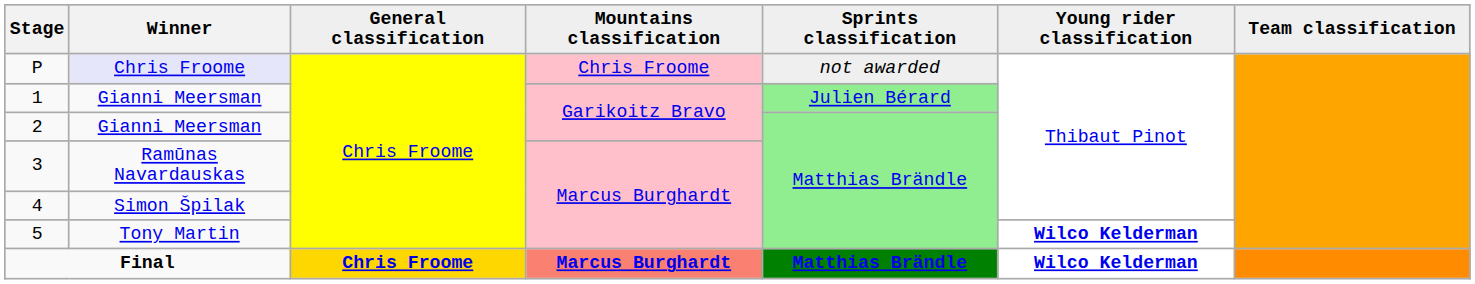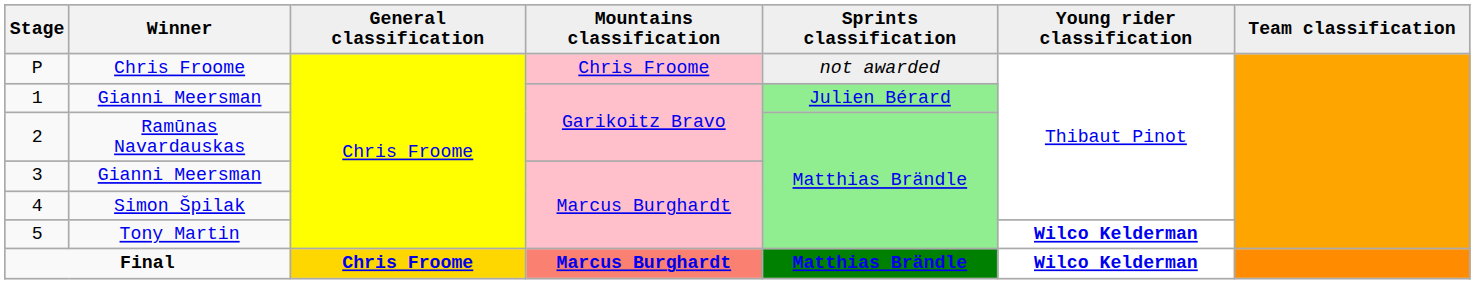(180, 68) lavender background -> (180, 68) no background
(180, 127) Gianni Meersman -> (180, 137) Ramūnas Navardauskas
(180, 166) Ramūnas Navardauskas -> (180, 176) Gianni Meersman
